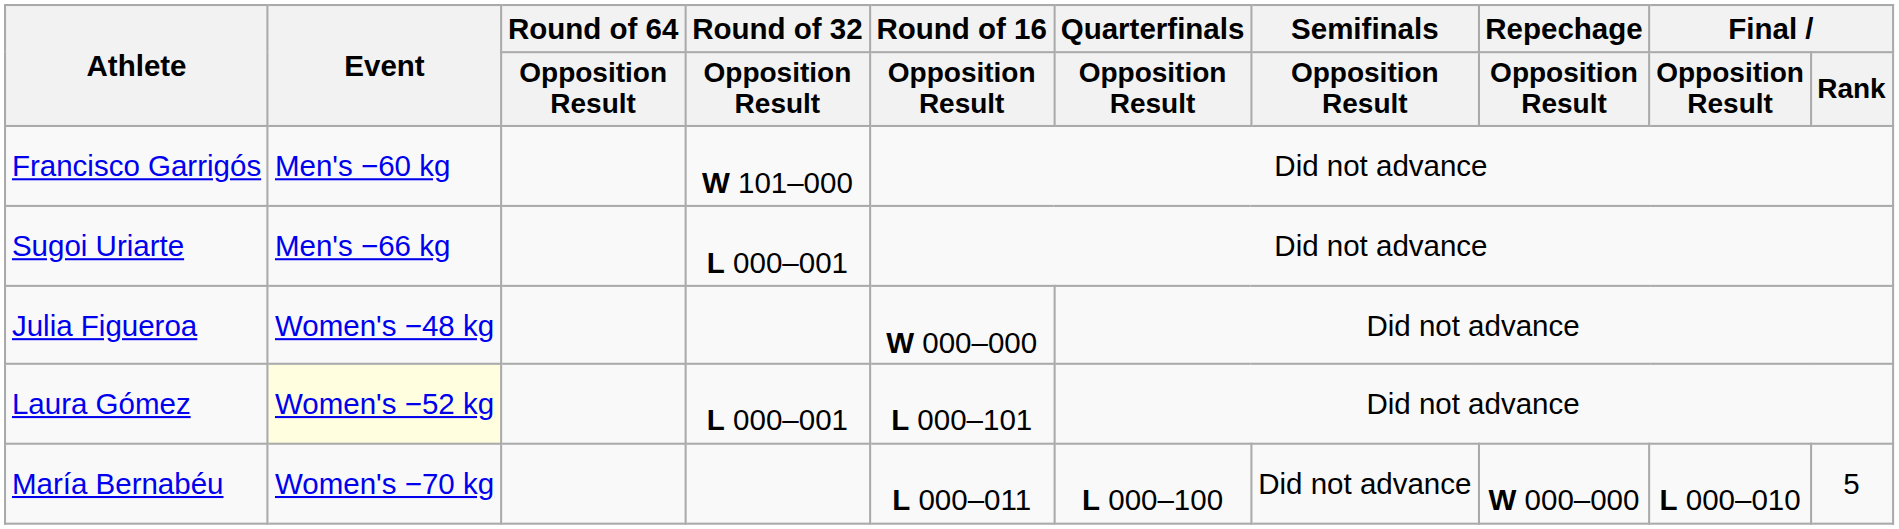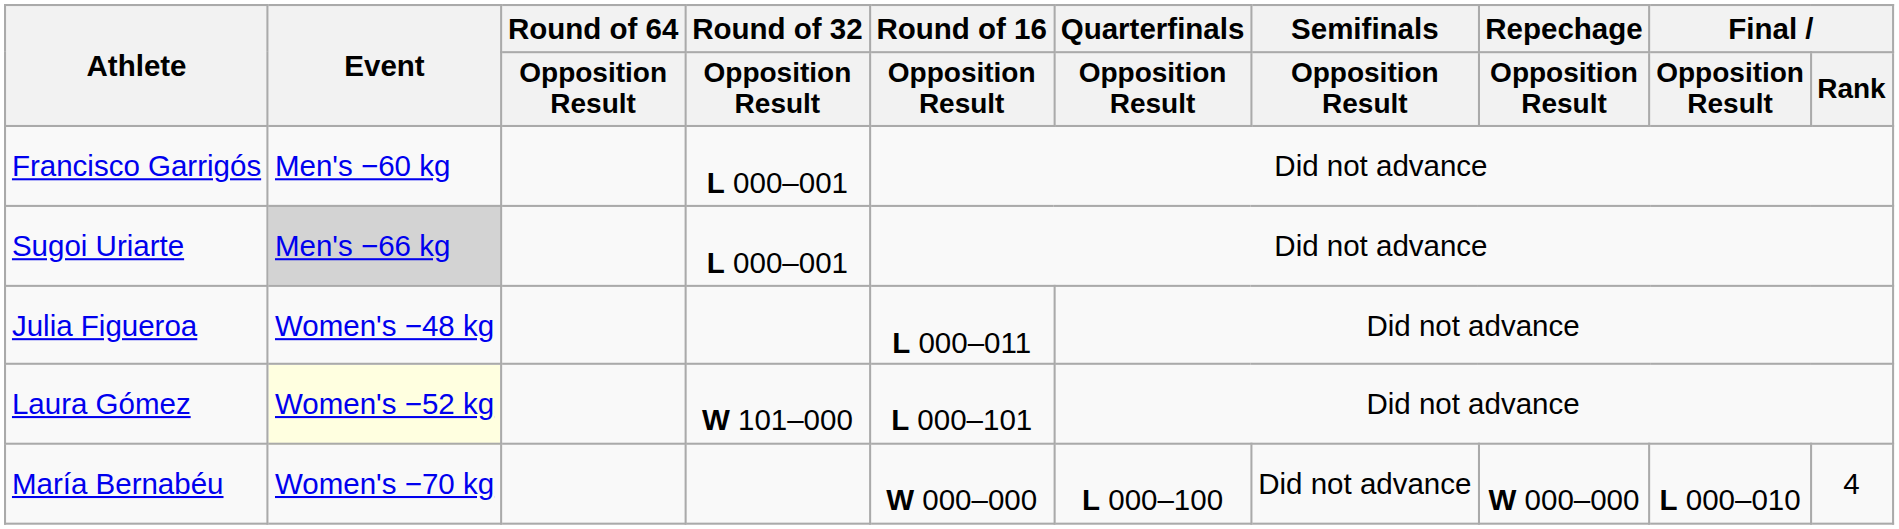(777, 183) W 101–000 -> (777, 183) L 000–001
(363, 246) no background -> (363, 246) lightgrey background
(962, 342) W 000–000 -> (962, 342) L 000–011
(777, 421) L 000–001 -> (777, 421) W 101–000
(962, 501) L 000–011 -> (962, 501) W 000–000
(1851, 484) 5 -> (1851, 484) 4
